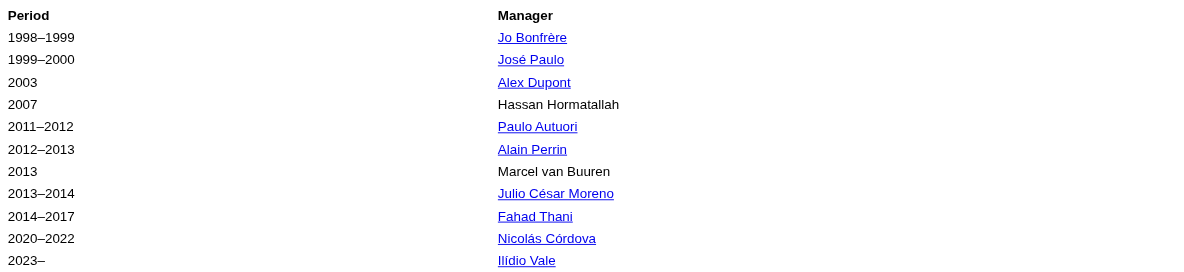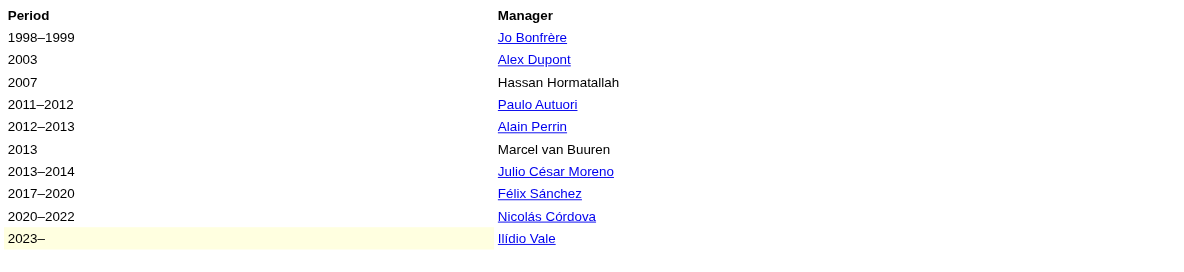- row: (531, 60)
- row: (535, 216)
+ row: (540, 194)
(26, 261) no background -> (26, 238) lightyellow background
